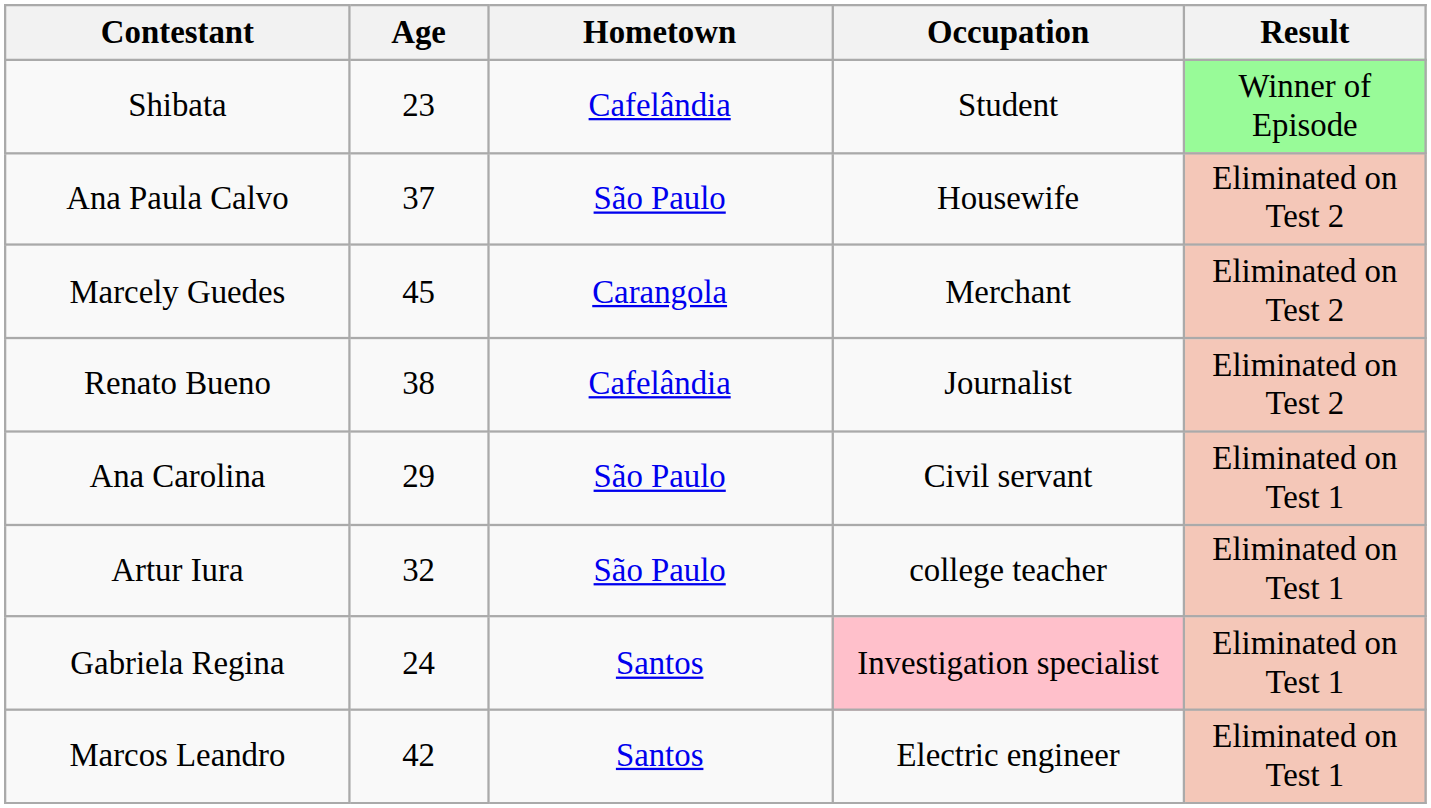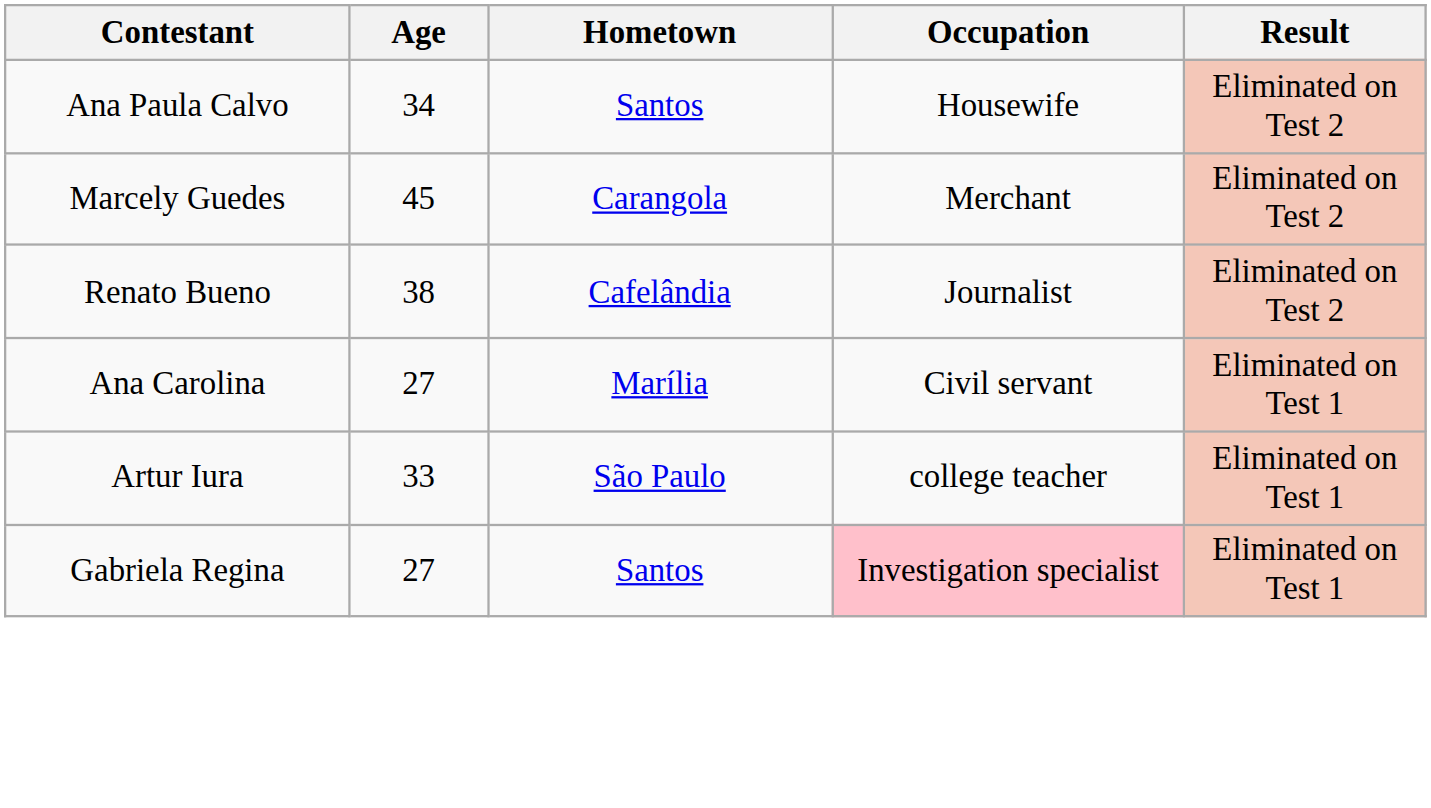- row: (177, 105)
(419, 198) 37 -> (419, 105) 34
(660, 198) São Paulo -> (660, 105) Santos
(419, 477) 29 -> (419, 384) 27
(660, 477) São Paulo -> (660, 384) Marília
(419, 570) 32 -> (419, 477) 33
(419, 662) 24 -> (419, 570) 27
- row: (177, 755)
